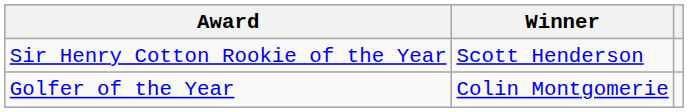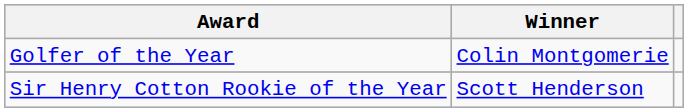rows swapped: (122, 90) <-> (228, 56)
